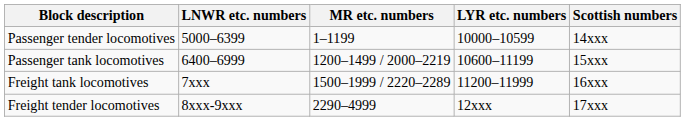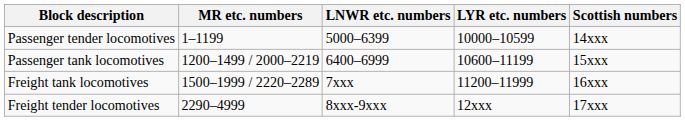columns swapped: (382, 15) <-> (244, 15)
